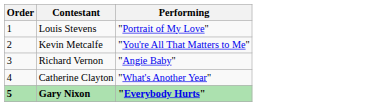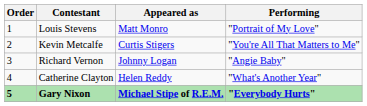+ column: (171, 12)
